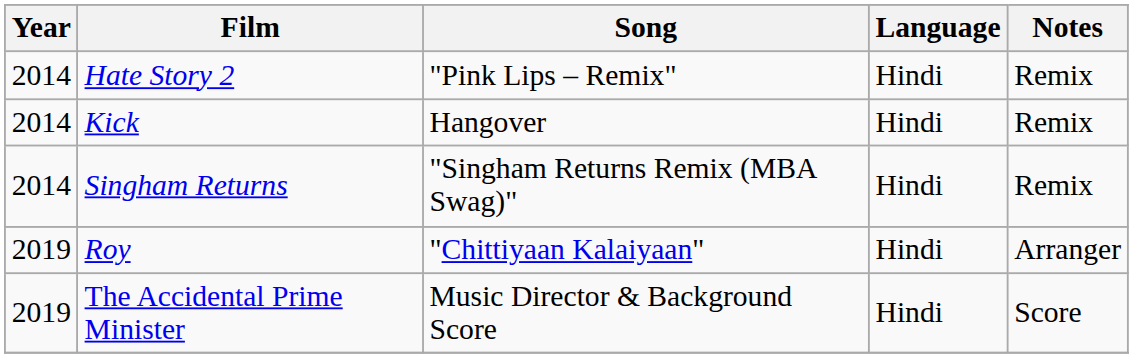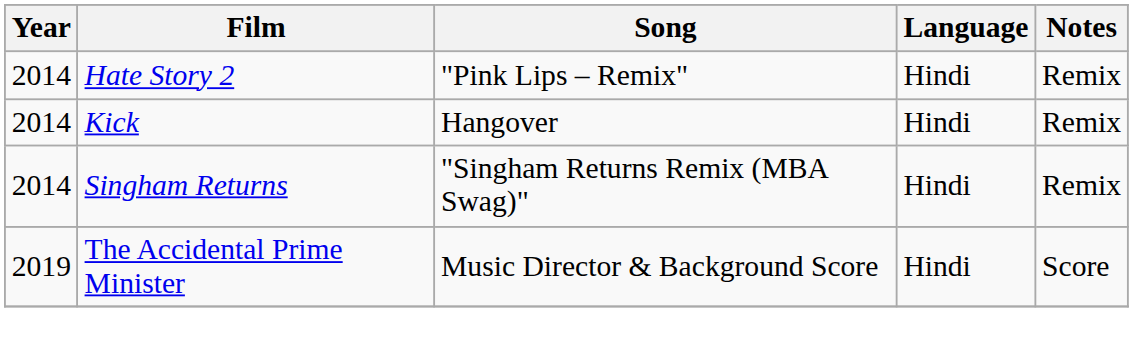- row: (108, 249)
